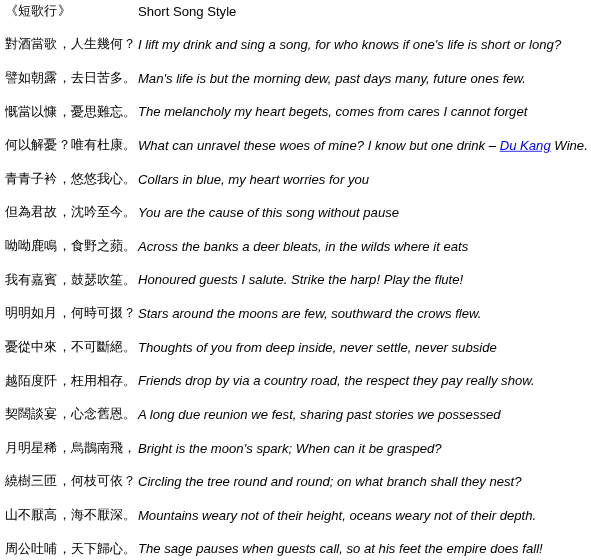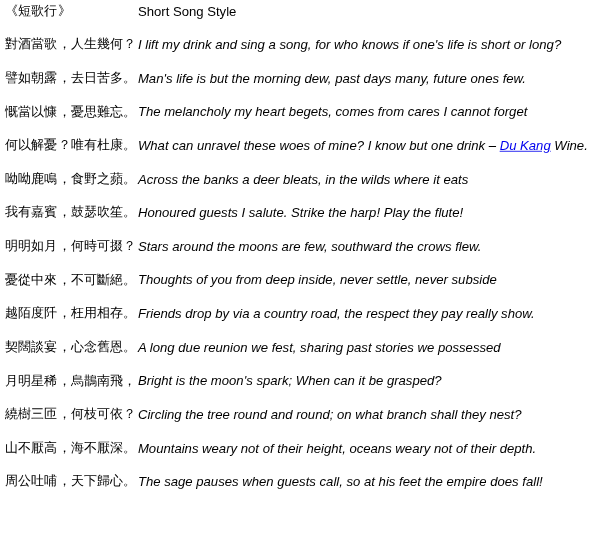- row: (71, 178)
- row: (71, 212)
